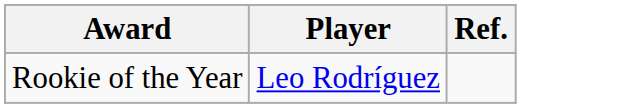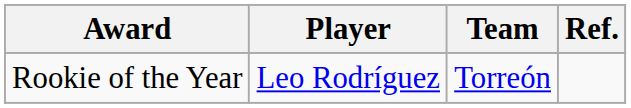+ column: (503, 28)
